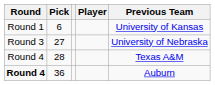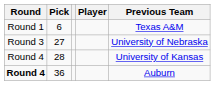(159, 27) University of Kansas -> (159, 27) Texas A&M
(159, 57) Texas A&M -> (159, 57) University of Kansas
